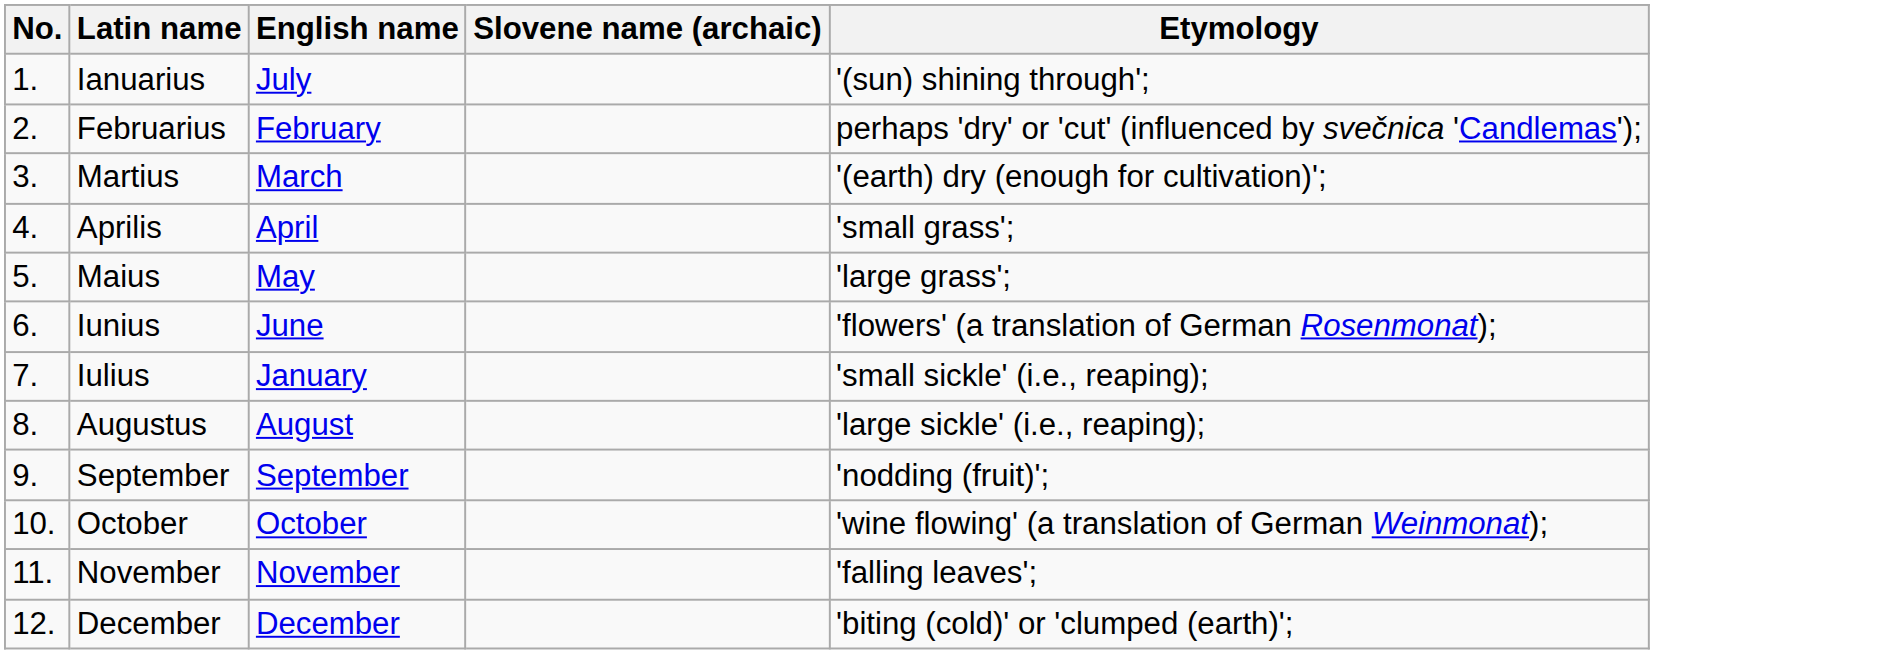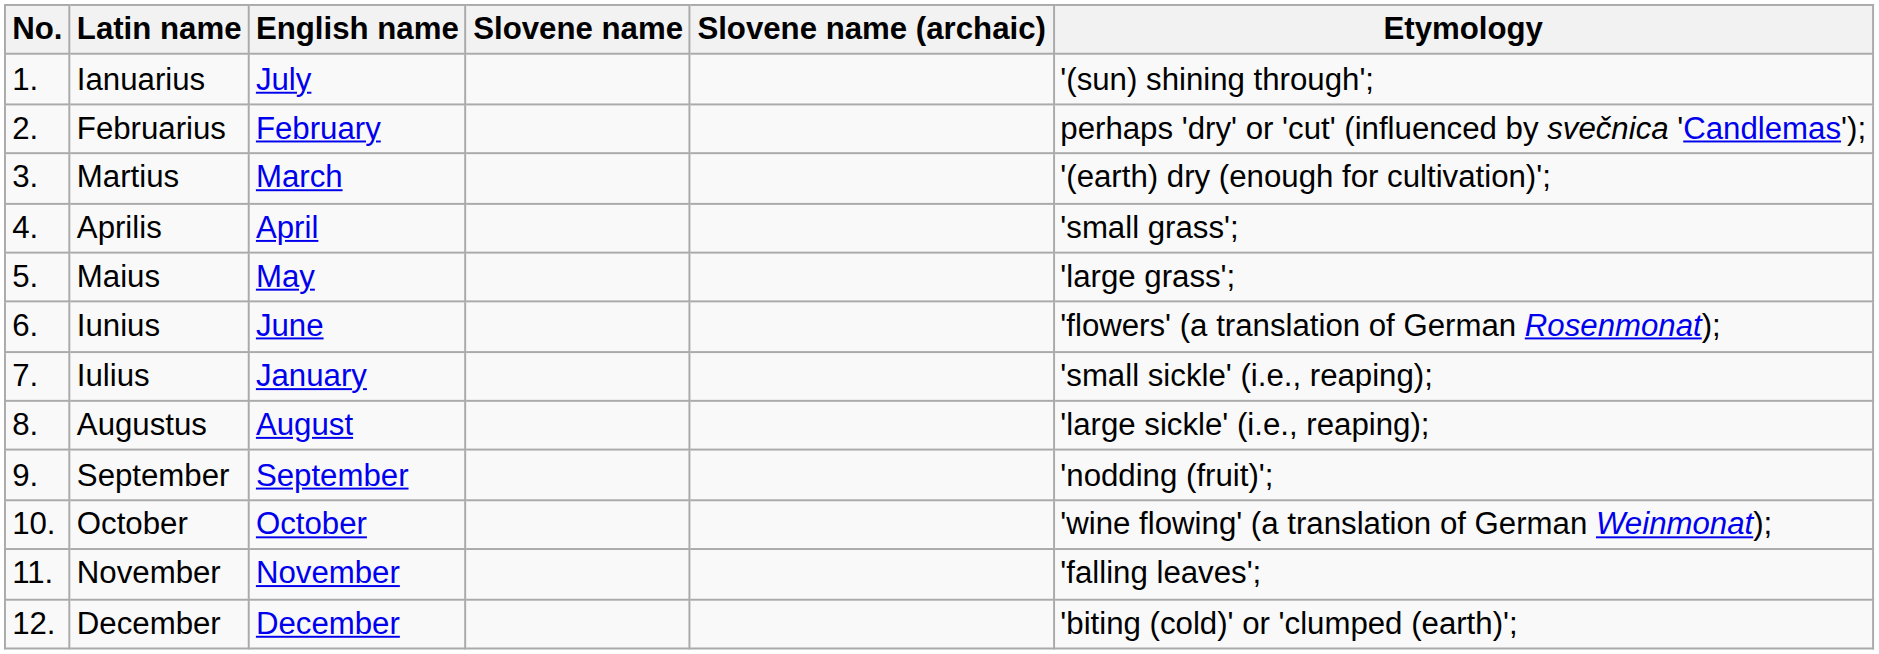+ column: (578, 29)
